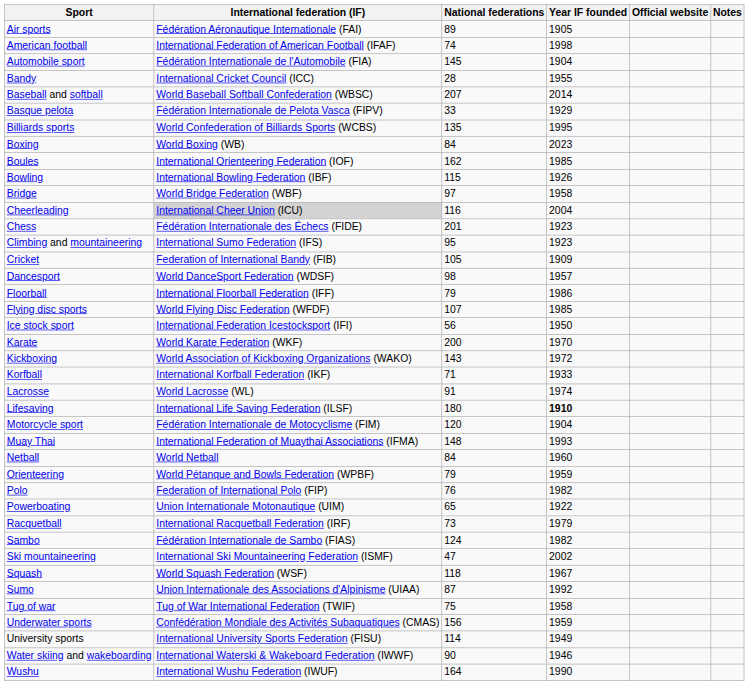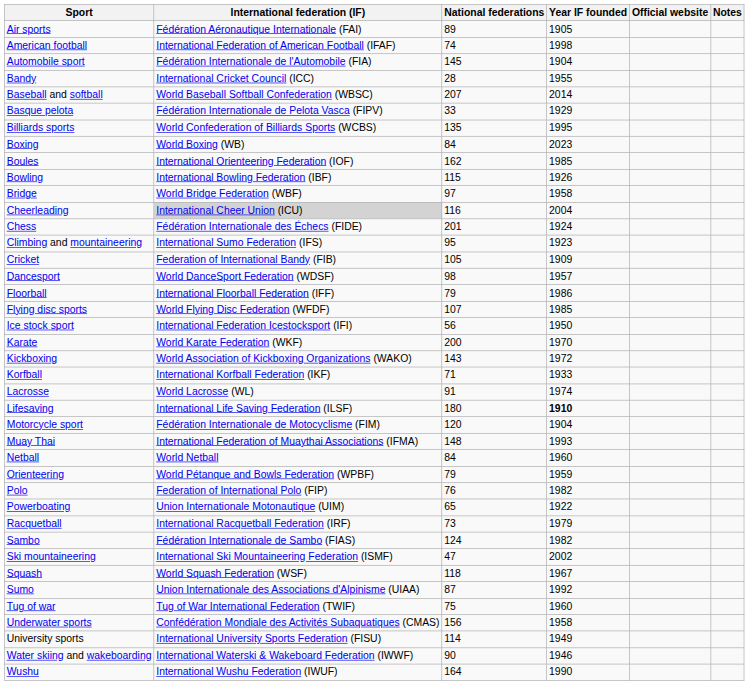(561, 227) 1923 -> (561, 227) 1924
(561, 606) 1958 -> (561, 606) 1960
(561, 623) 1959 -> (561, 623) 1958
